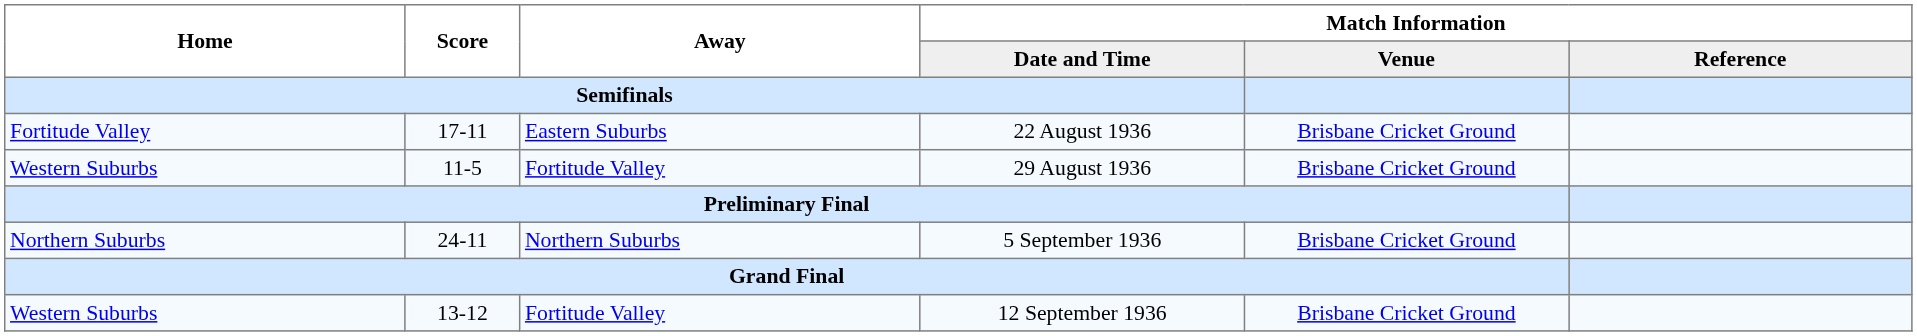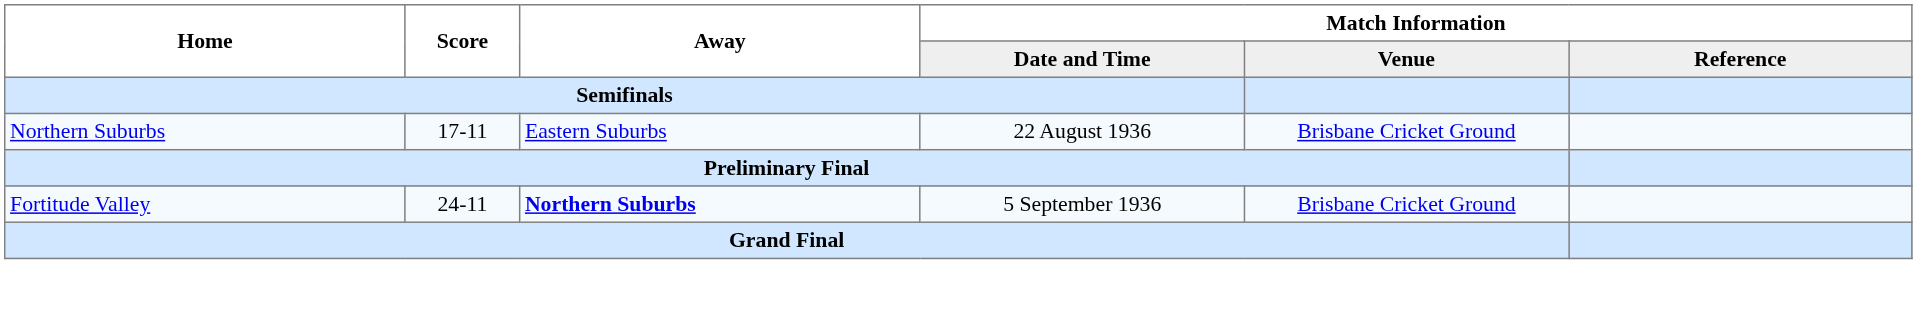(80, 131) Fortitude Valley -> (88, 131) Northern Suburbs
- row: (1082, 167)
(88, 240) Northern Suburbs -> (80, 203) Fortitude Valley
(602, 240) normal -> (610, 203) bold
- row: (1082, 312)
